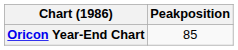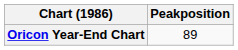(190, 34) 85 -> (190, 34) 89
